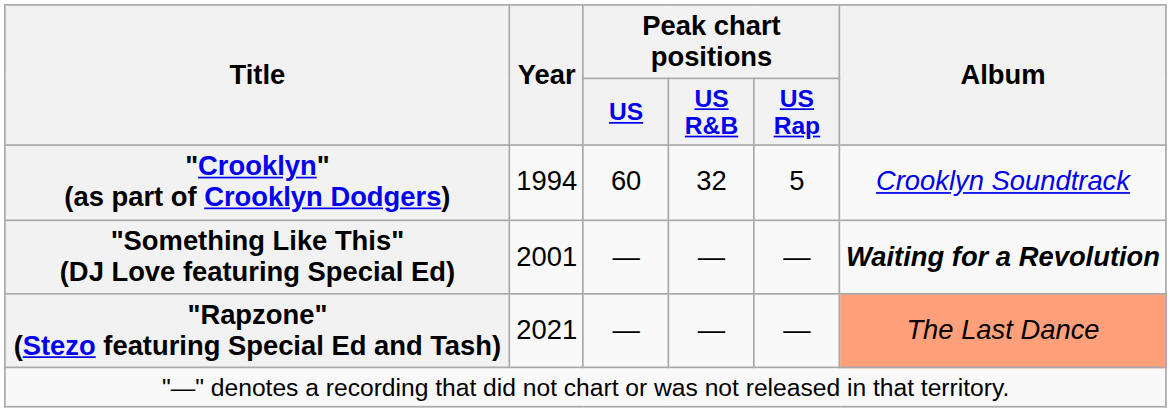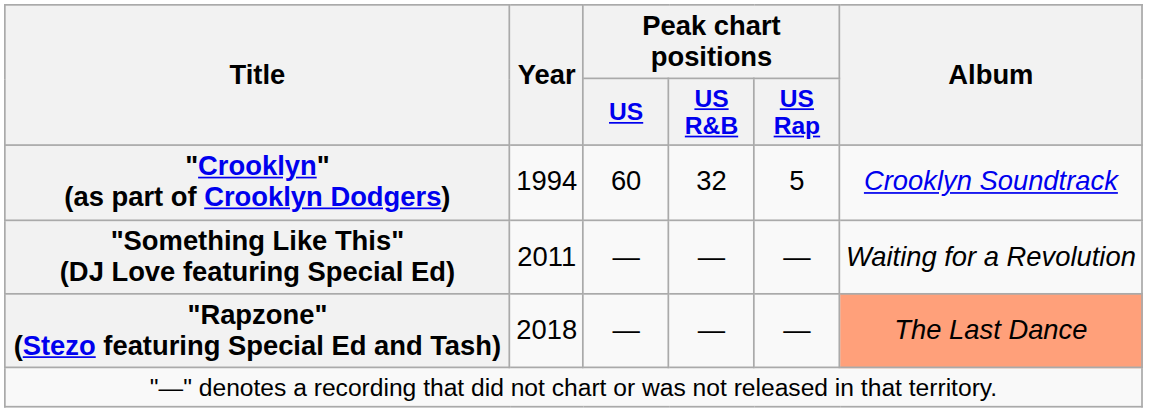(547, 256) 2001 -> (547, 256) 2011
(1003, 256) bold -> (991, 256) normal
(547, 330) 2021 -> (547, 330) 2018
